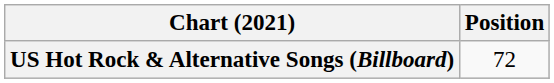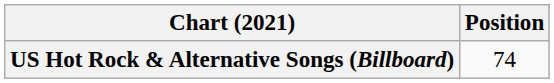(505, 59) 72 -> (505, 59) 74
